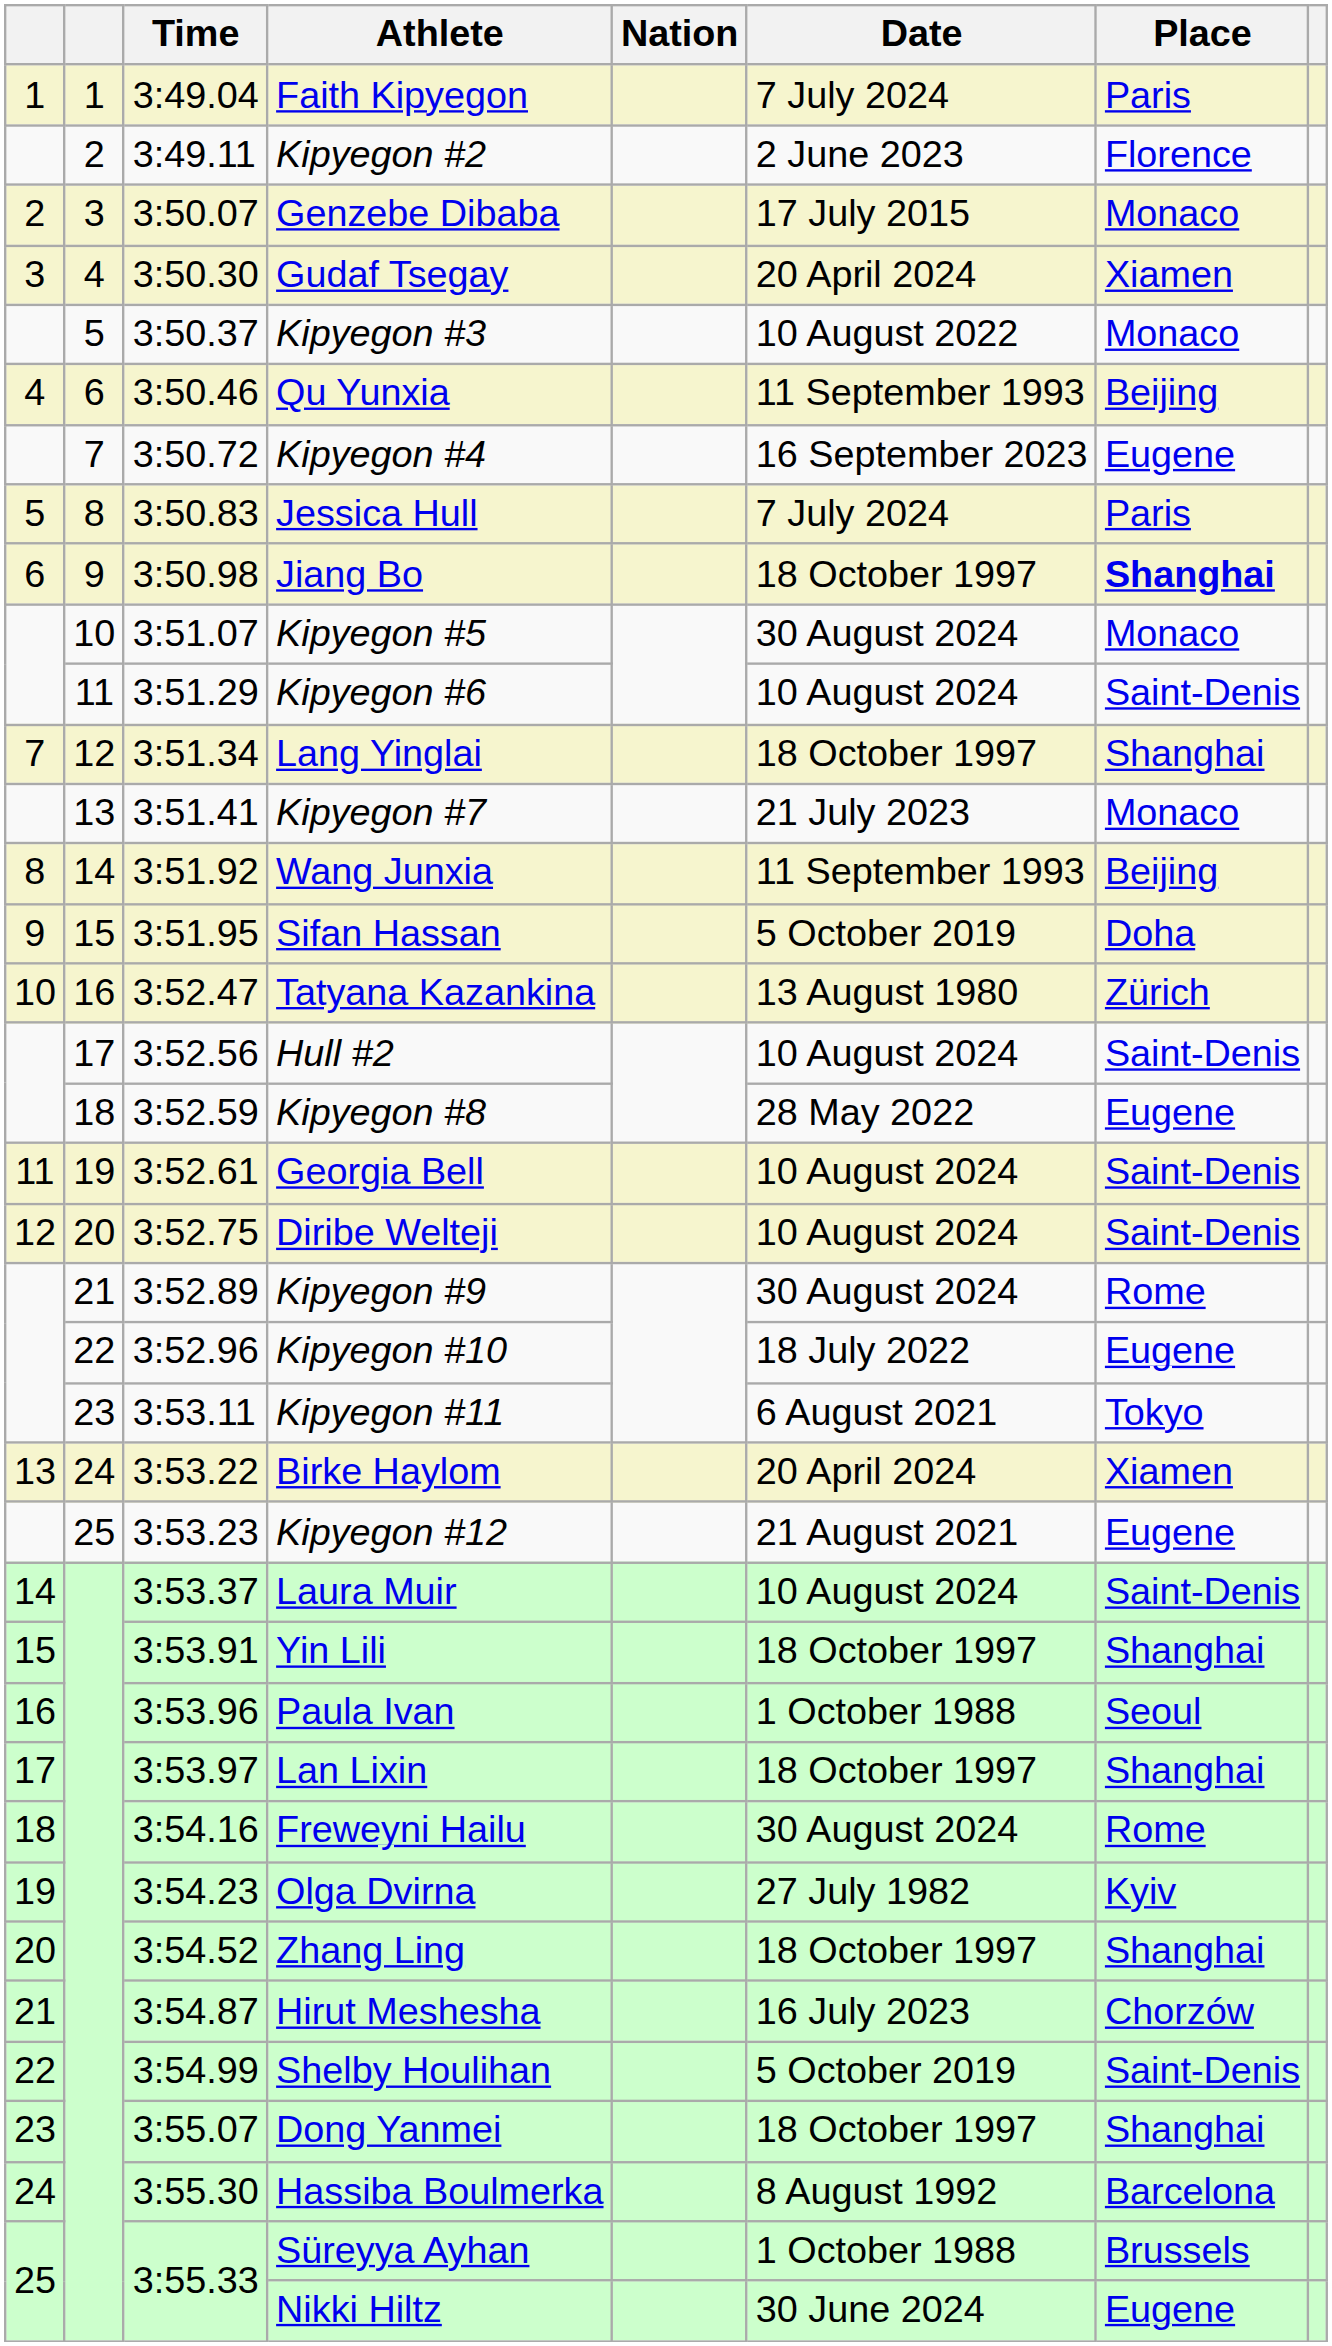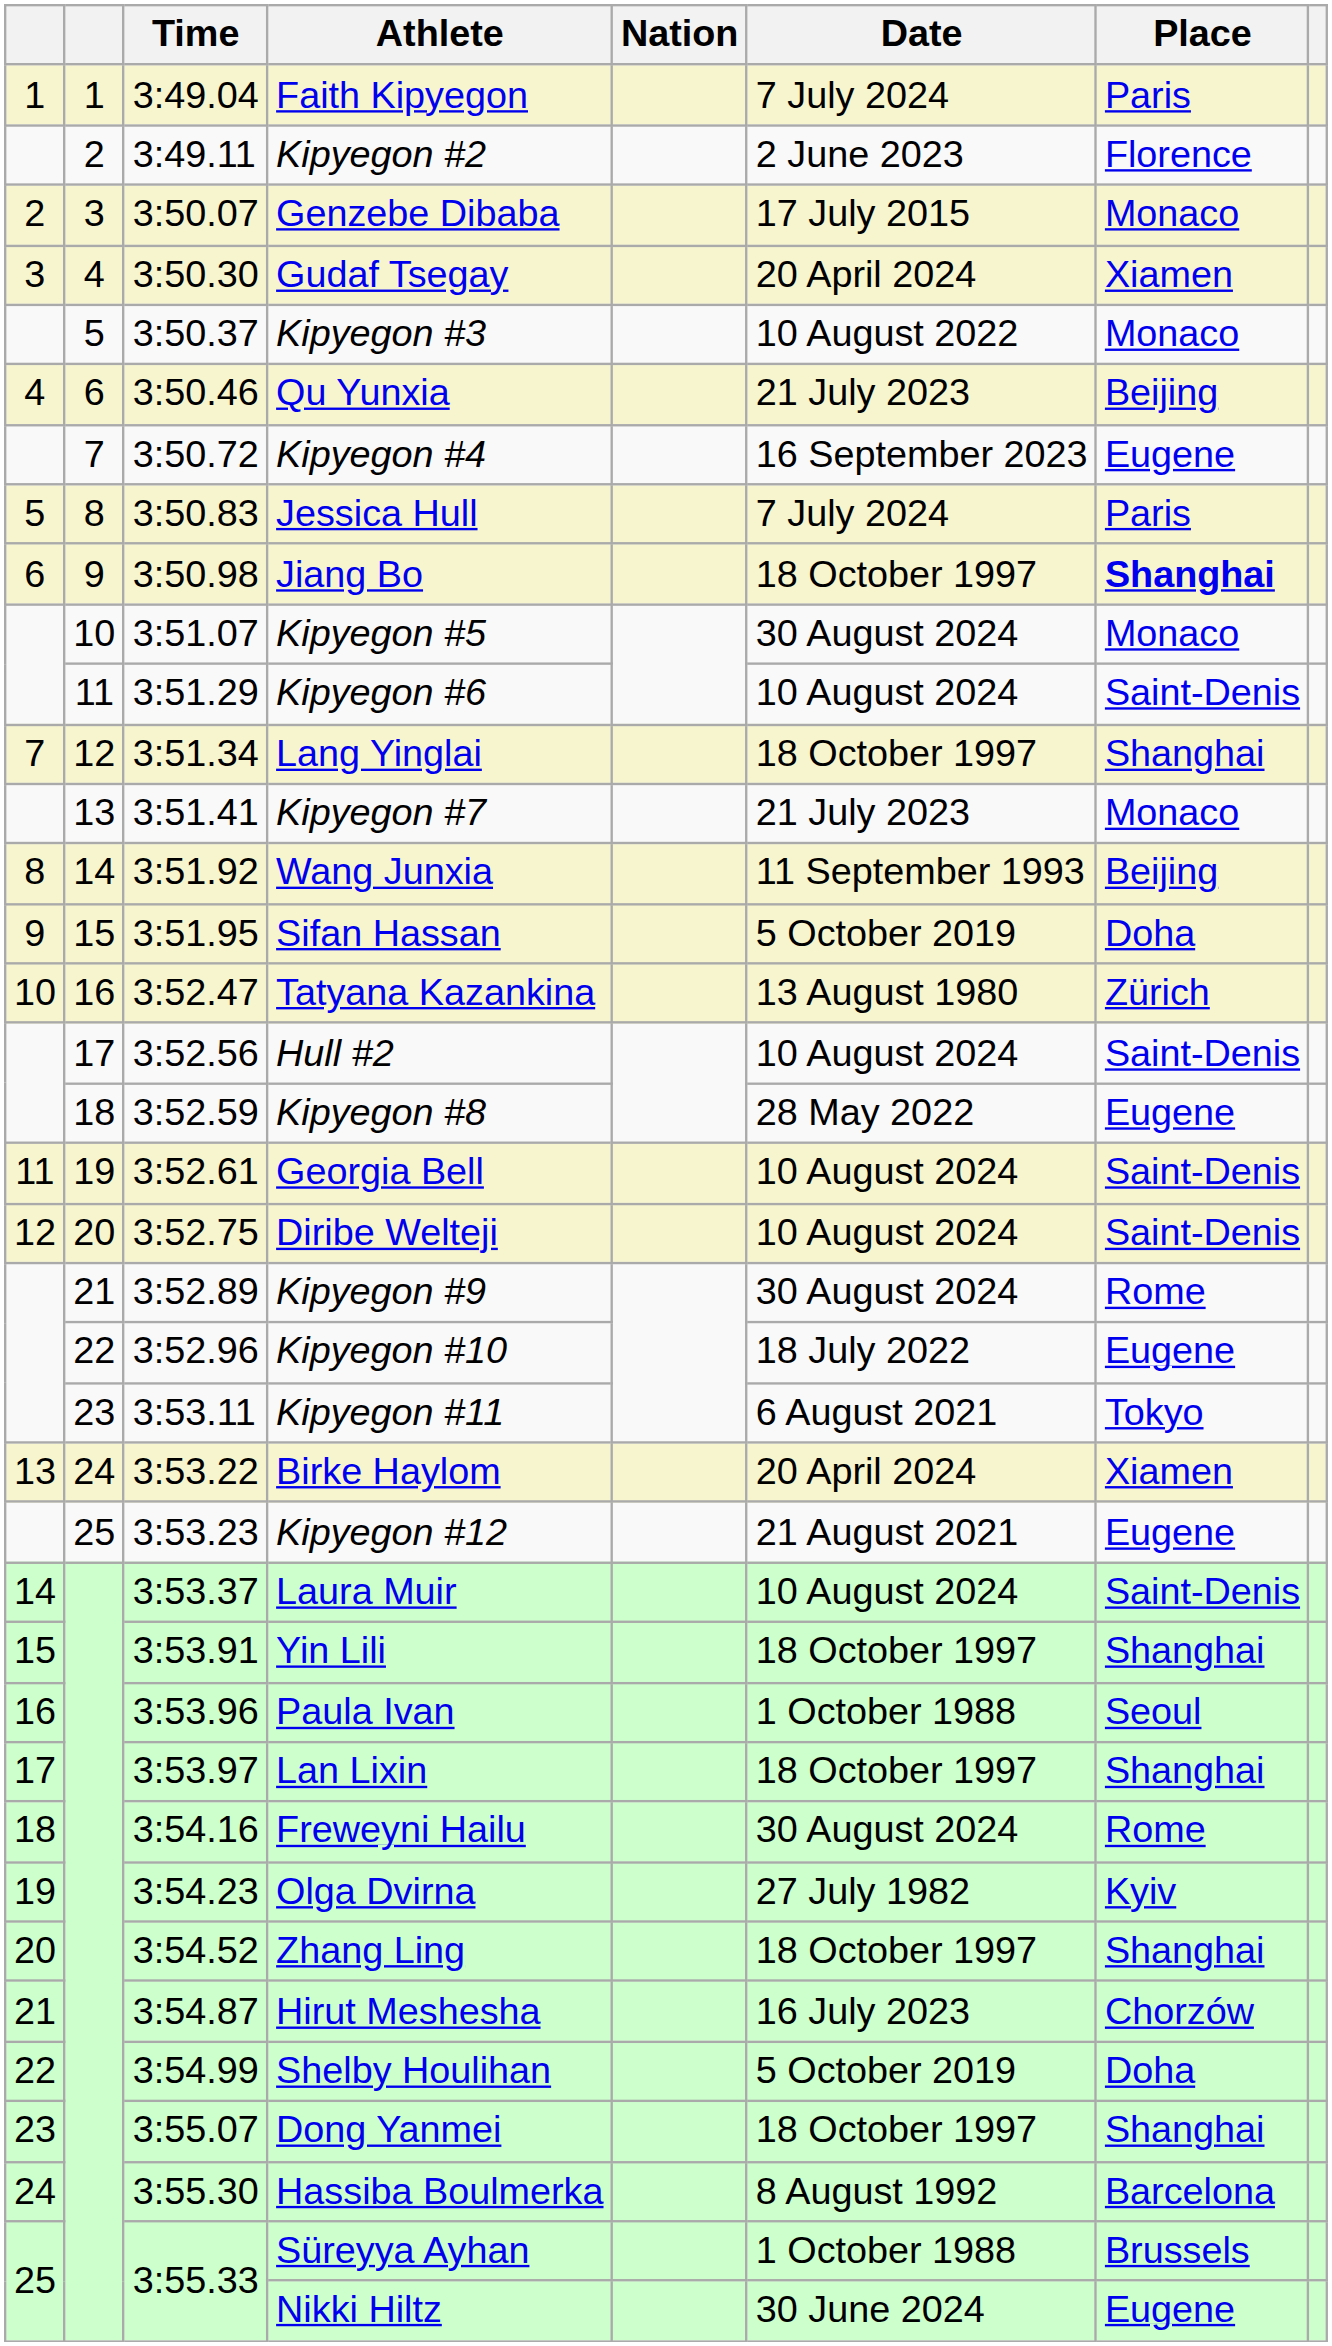(920, 393) 11 September 1993 -> (863, 393) 21 July 2023
(1202, 2070) Saint-Denis -> (1150, 2070) Doha
